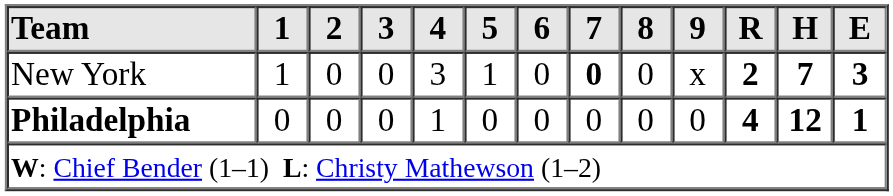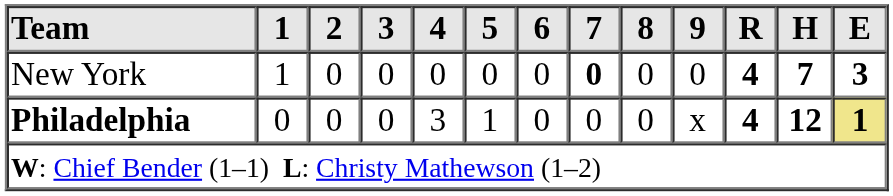(438, 74) 3 -> (438, 74) 0
(490, 74) 1 -> (490, 74) 0
(698, 74) x -> (698, 74) 0
(750, 74) 2 -> (750, 74) 4
(438, 119) 1 -> (438, 119) 3
(490, 119) 0 -> (490, 119) 1
(698, 119) 0 -> (698, 119) x
(860, 119) no background -> (860, 119) khaki background
